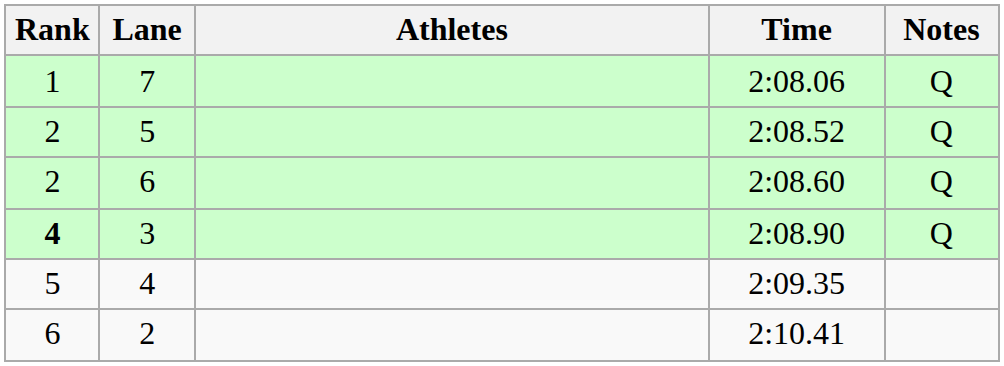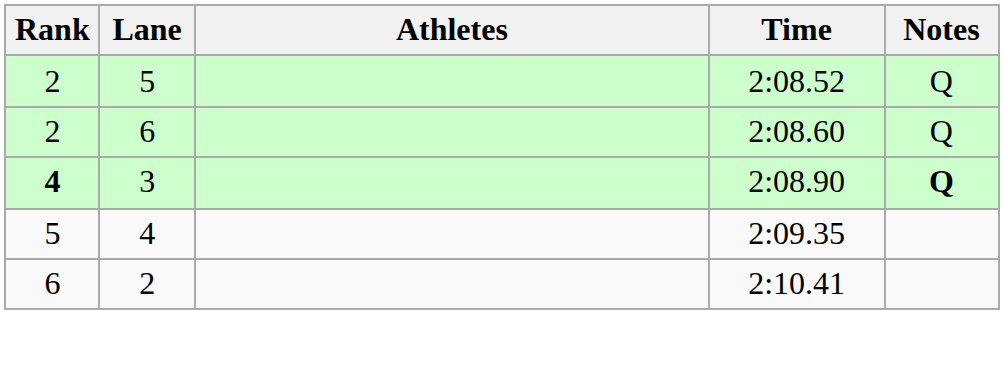- row: (147, 80)
(941, 232) normal -> (941, 182) bold
